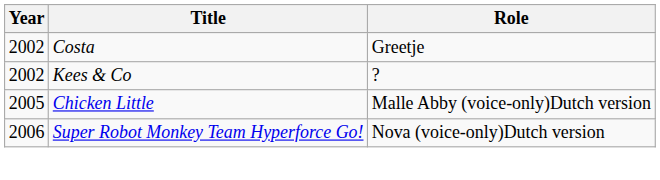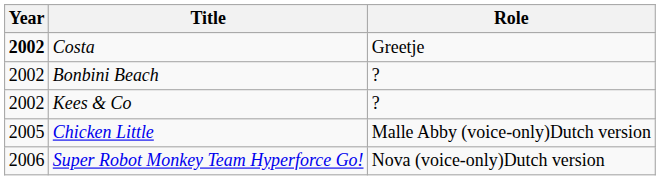(27, 47) normal -> (27, 47) bold
+ row: (106, 75)
